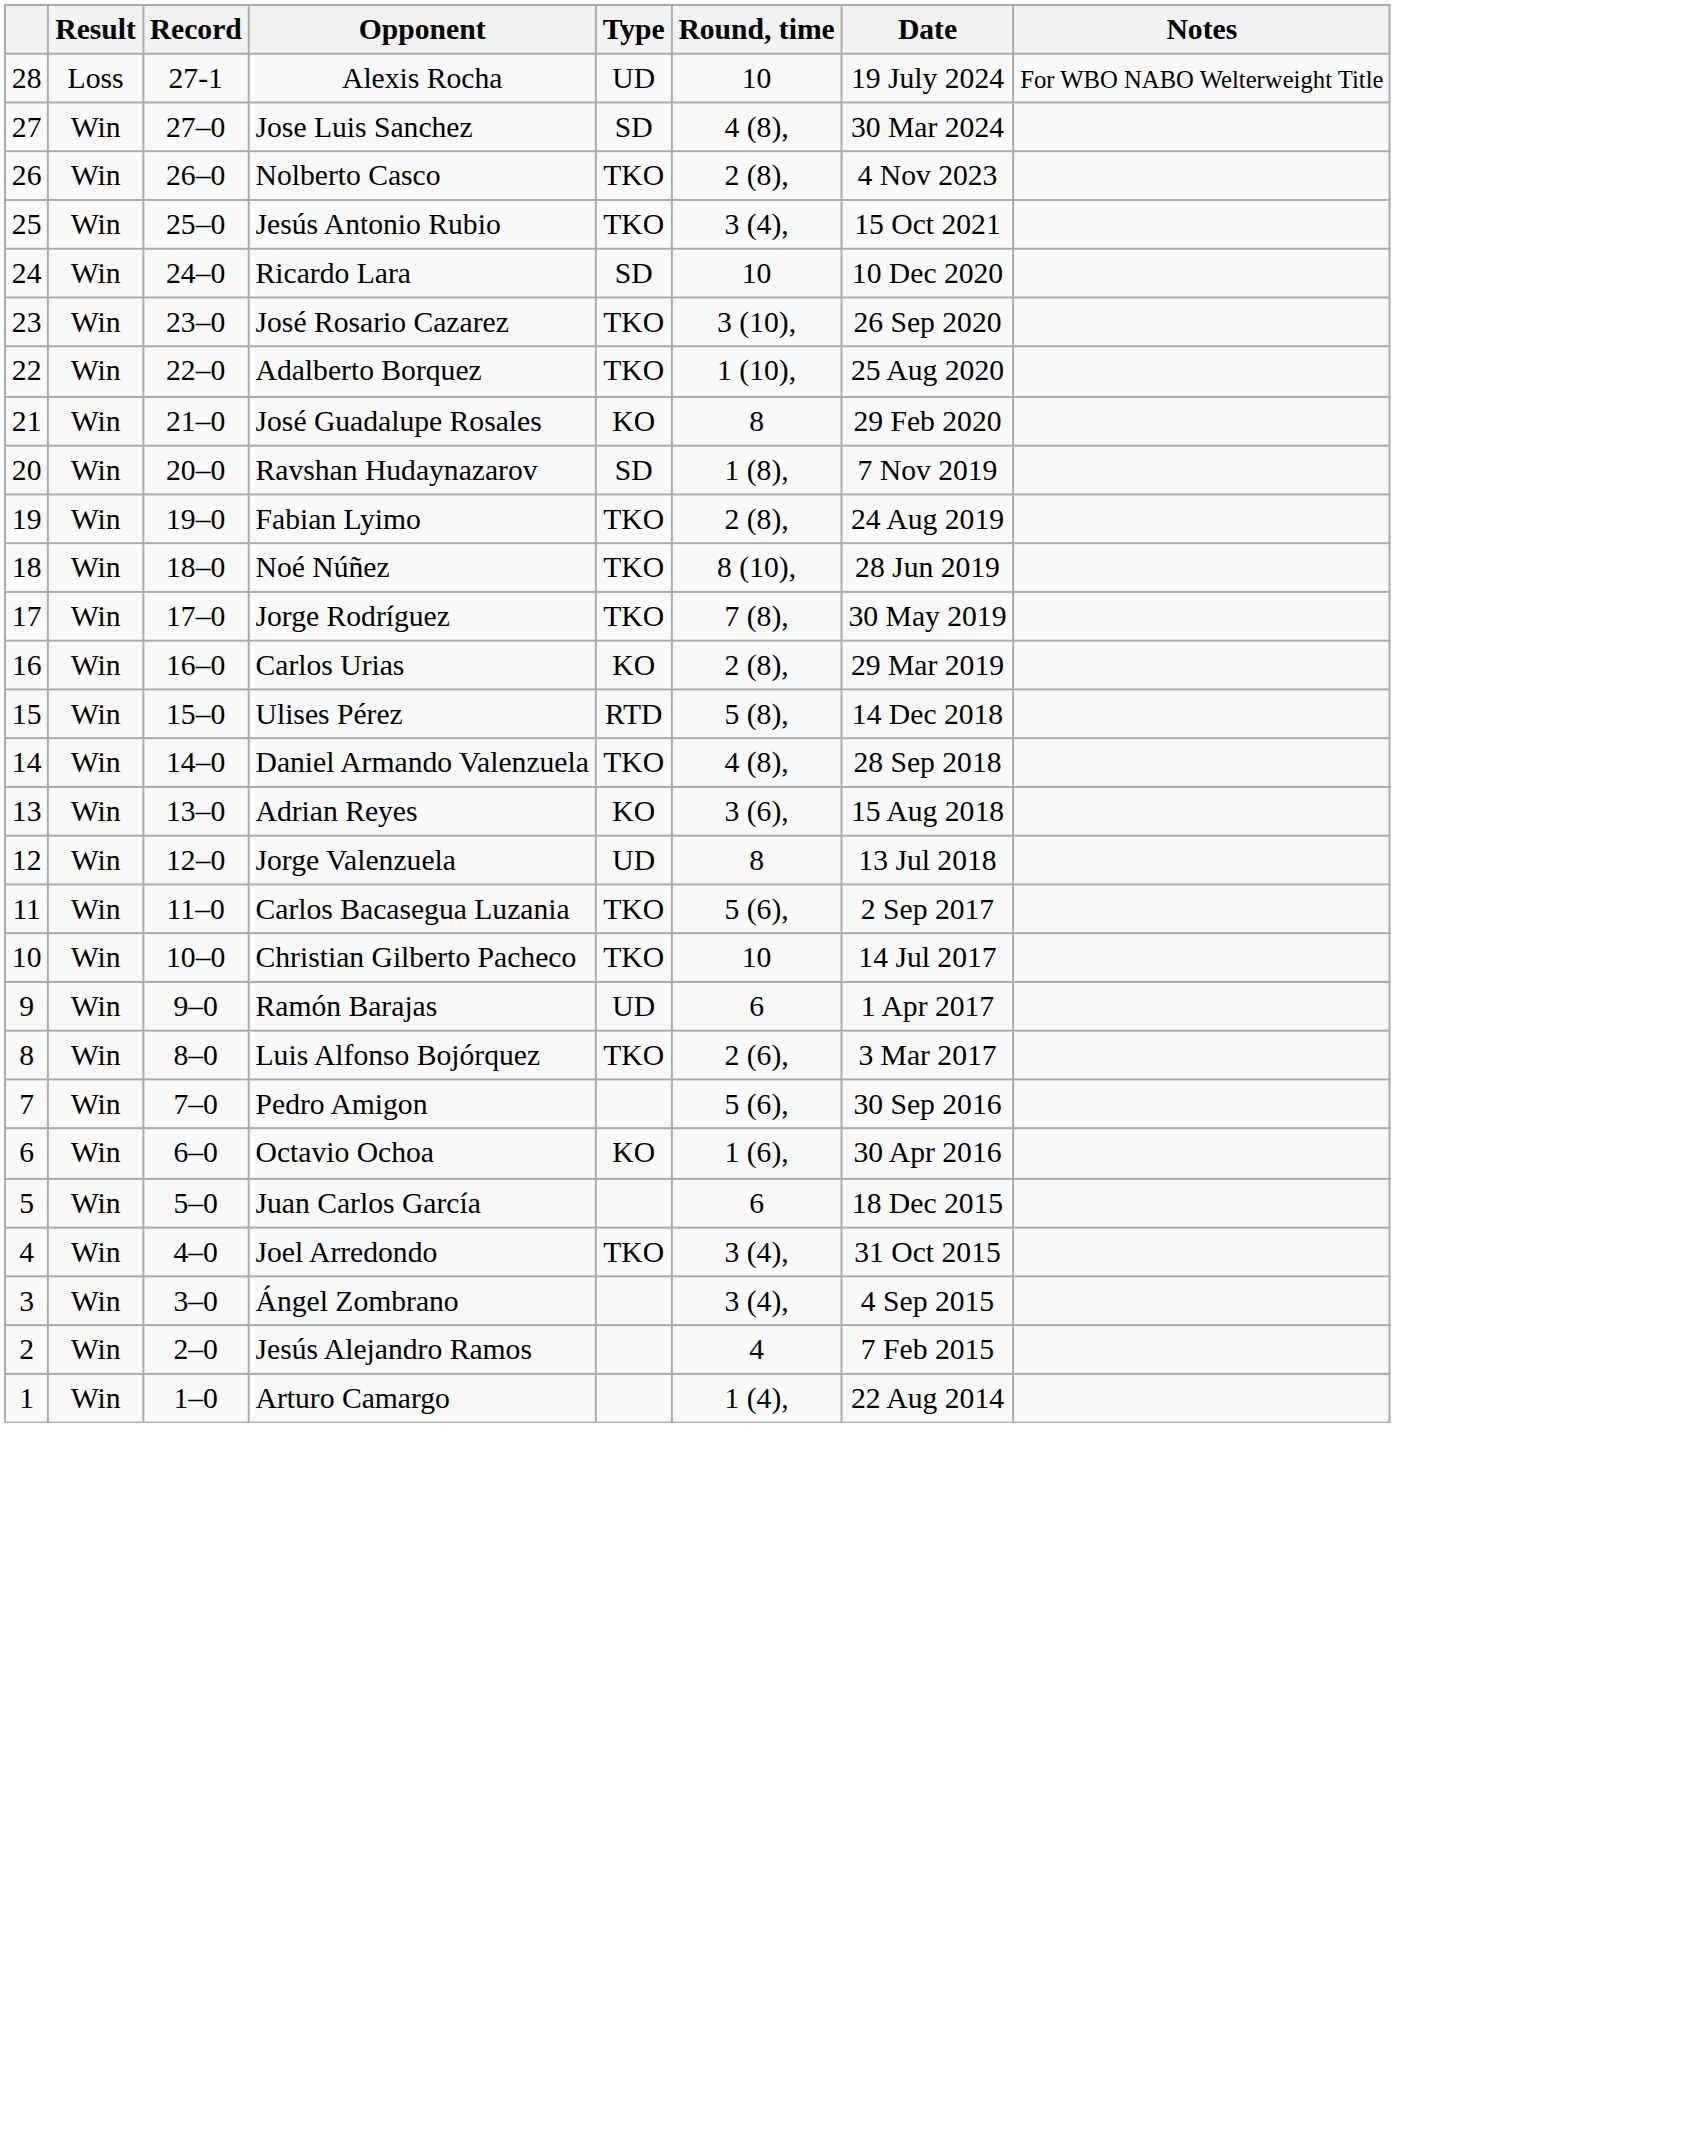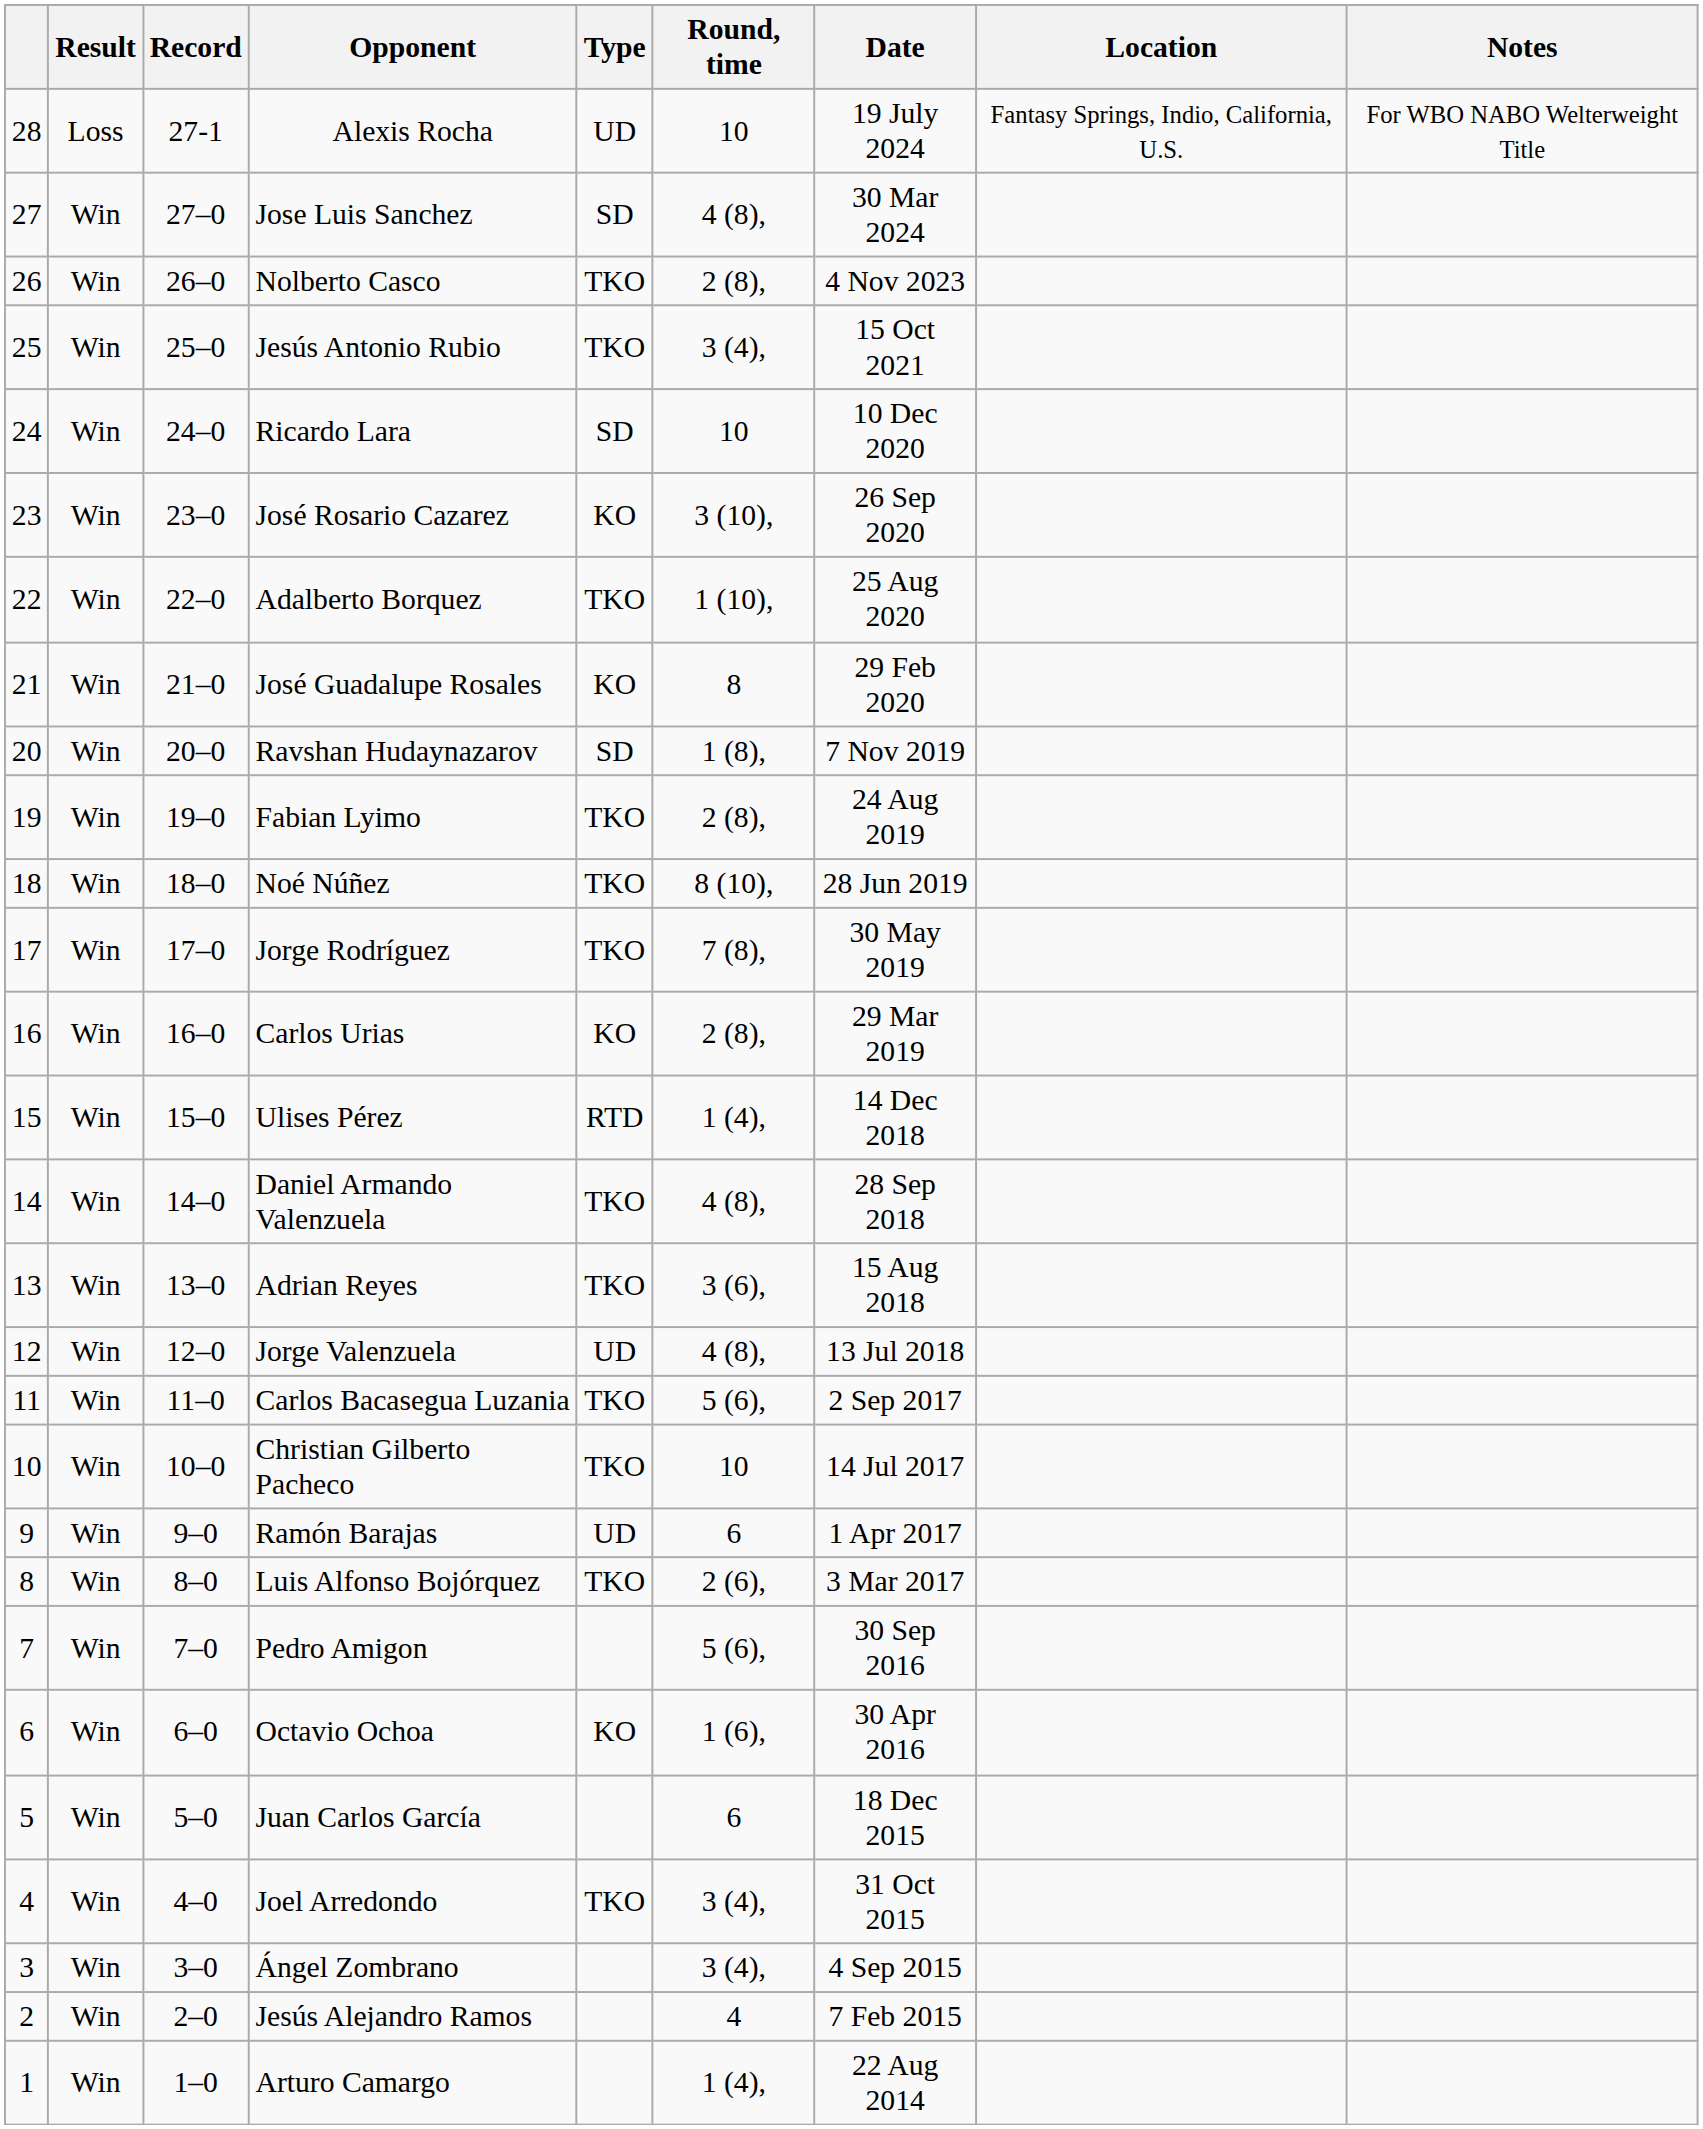+ column: (1161, 46)
(634, 322) TKO -> (615, 515) KO
(757, 713) 5 (8), -> (734, 1116) 1 (4),
(634, 811) KO -> (615, 1284) TKO
(757, 859) 8 -> (734, 1351) 4 (8),
